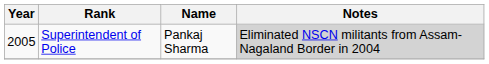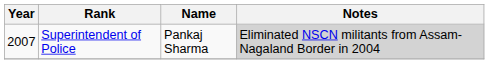(21, 41) 2005 -> (21, 41) 2007
